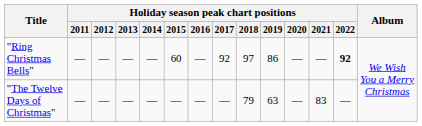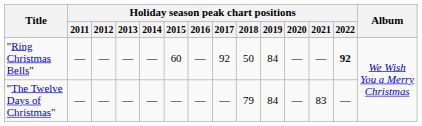(249, 58) 97 -> (249, 58) 50
(273, 58) 86 -> (273, 58) 84
(273, 100) 63 -> (273, 100) 84
